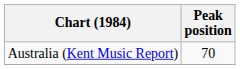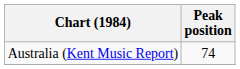(208, 53) 70 -> (208, 53) 74
